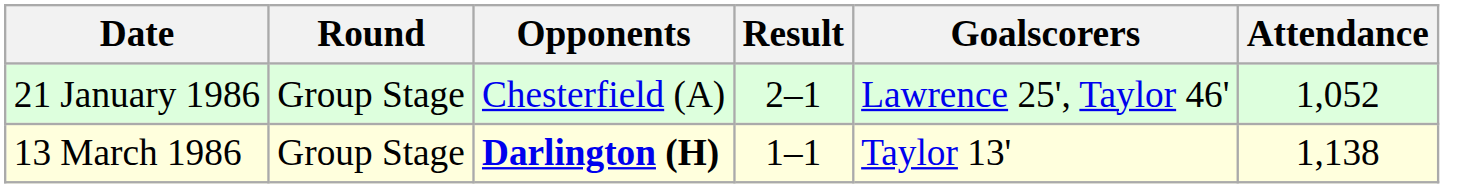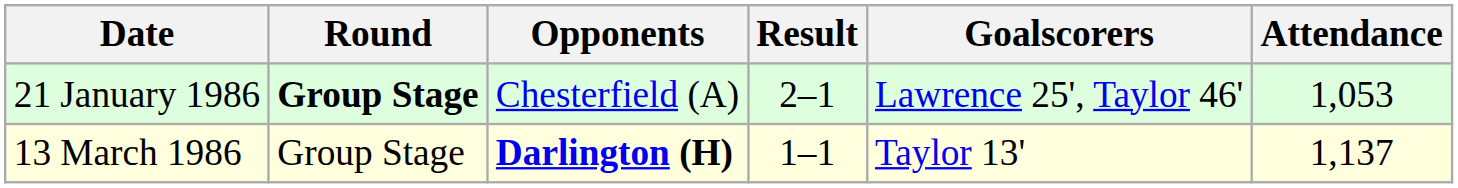(371, 93) normal -> (378, 93) bold
(1338, 93) 1,052 -> (1352, 93) 1,053
(1338, 152) 1,138 -> (1352, 152) 1,137
